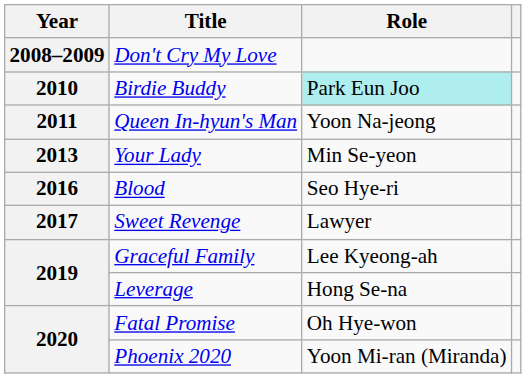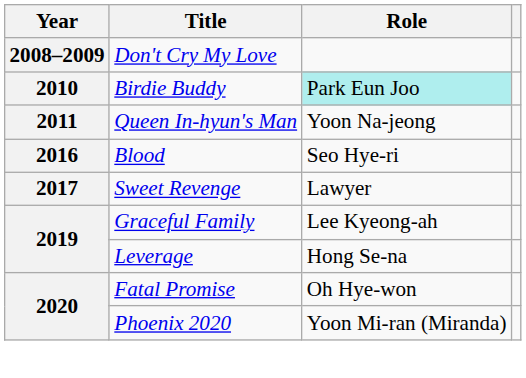- row: (158, 155)
